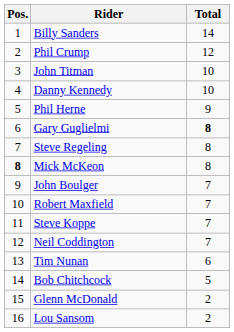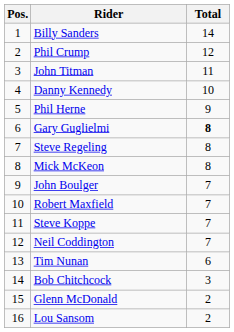(208, 71) 10 -> (208, 71) 11
(18, 166) bold -> (18, 166) normal
(208, 280) 5 -> (208, 280) 3
